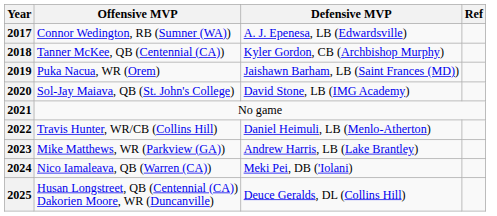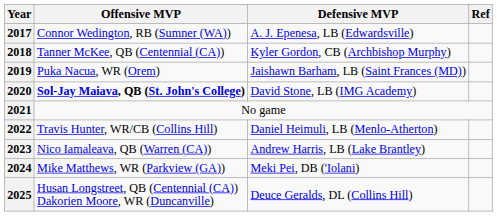(136, 91) normal -> (141, 91) bold
(131, 149) Mike Matthews, WR (Parkview (GA)) -> (124, 149) Nico Iamaleava, QB (Warren (CA))
(124, 168) Nico Iamaleava, QB (Warren (CA)) -> (131, 168) Mike Matthews, WR (Parkview (GA))
